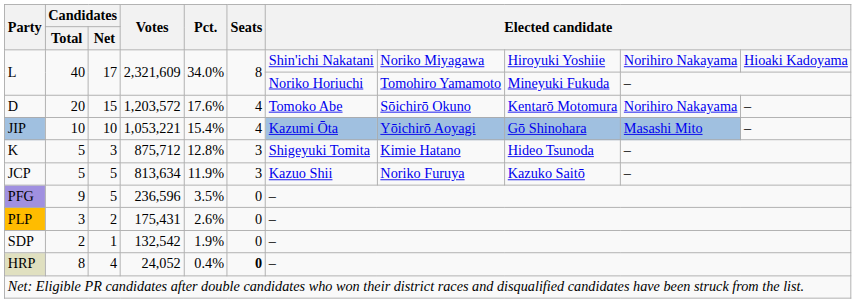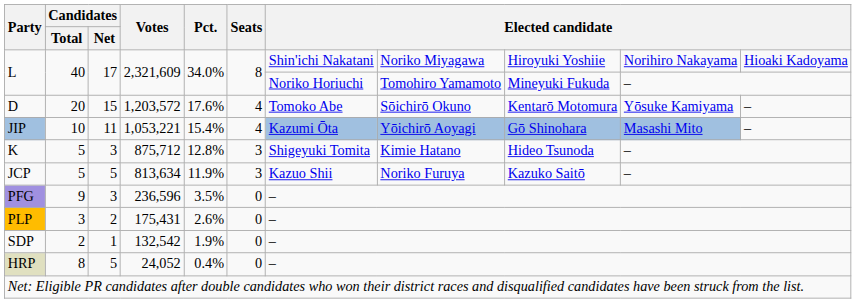(681, 106) Norihiro Nakayama -> (679, 106) Yōsuke Kamiyama
(110, 128) 10 -> (110, 128) 11
(114, 196) 5 -> (114, 196) 3
(114, 264) 4 -> (114, 264) 5
(259, 264) bold -> (259, 264) normal
